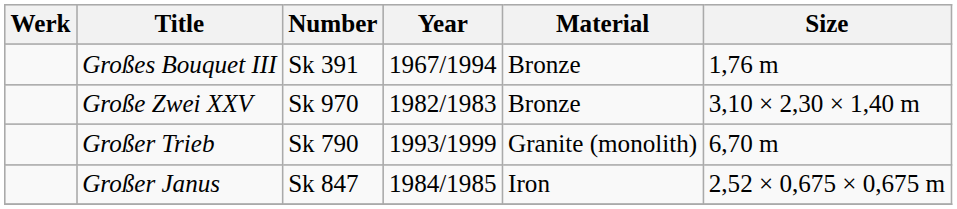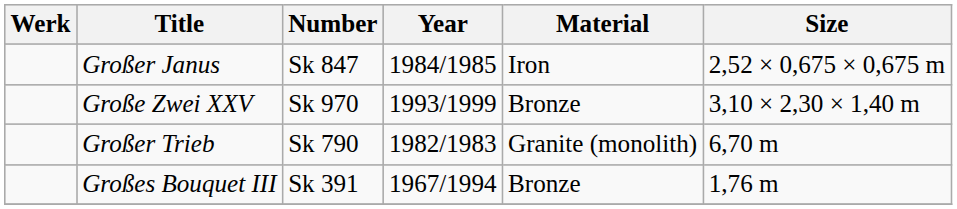rows swapped: (151, 183) <-> (179, 64)
(443, 104) 1982/1983 -> (443, 104) 1993/1999
(443, 143) 1993/1999 -> (443, 143) 1982/1983
